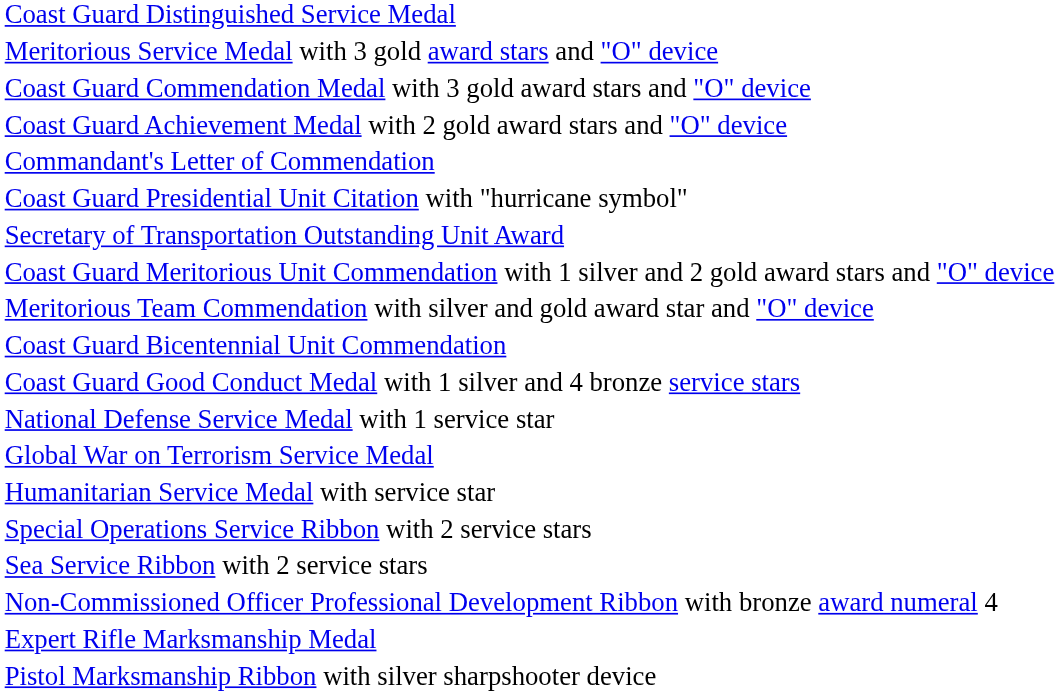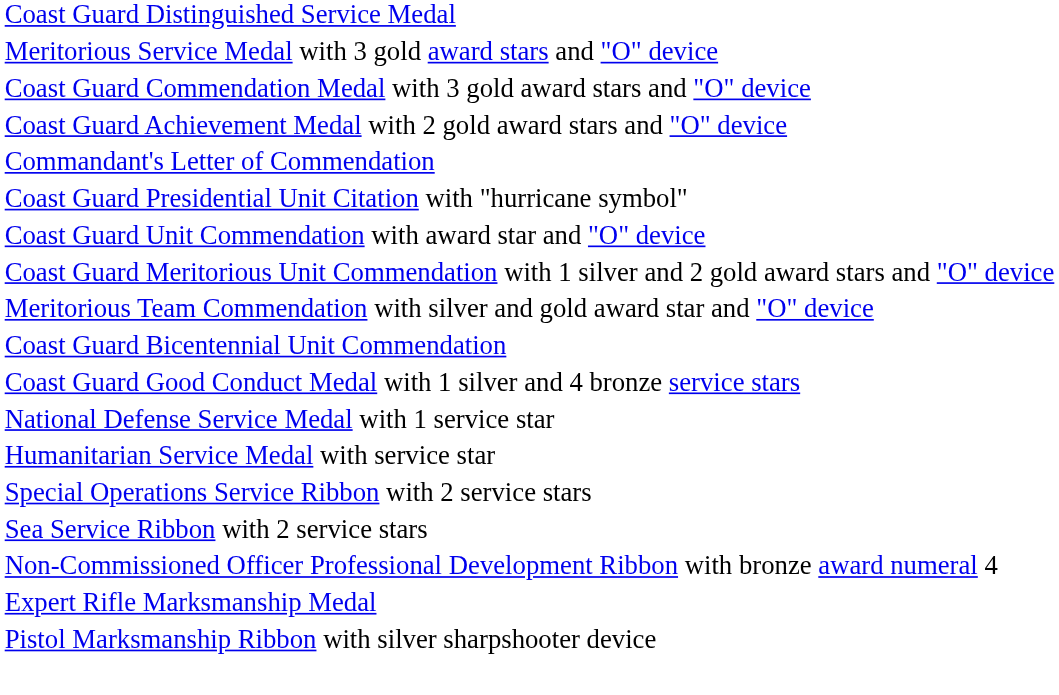- row: (284, 235)
+ row: (355, 235)
- row: (219, 455)
